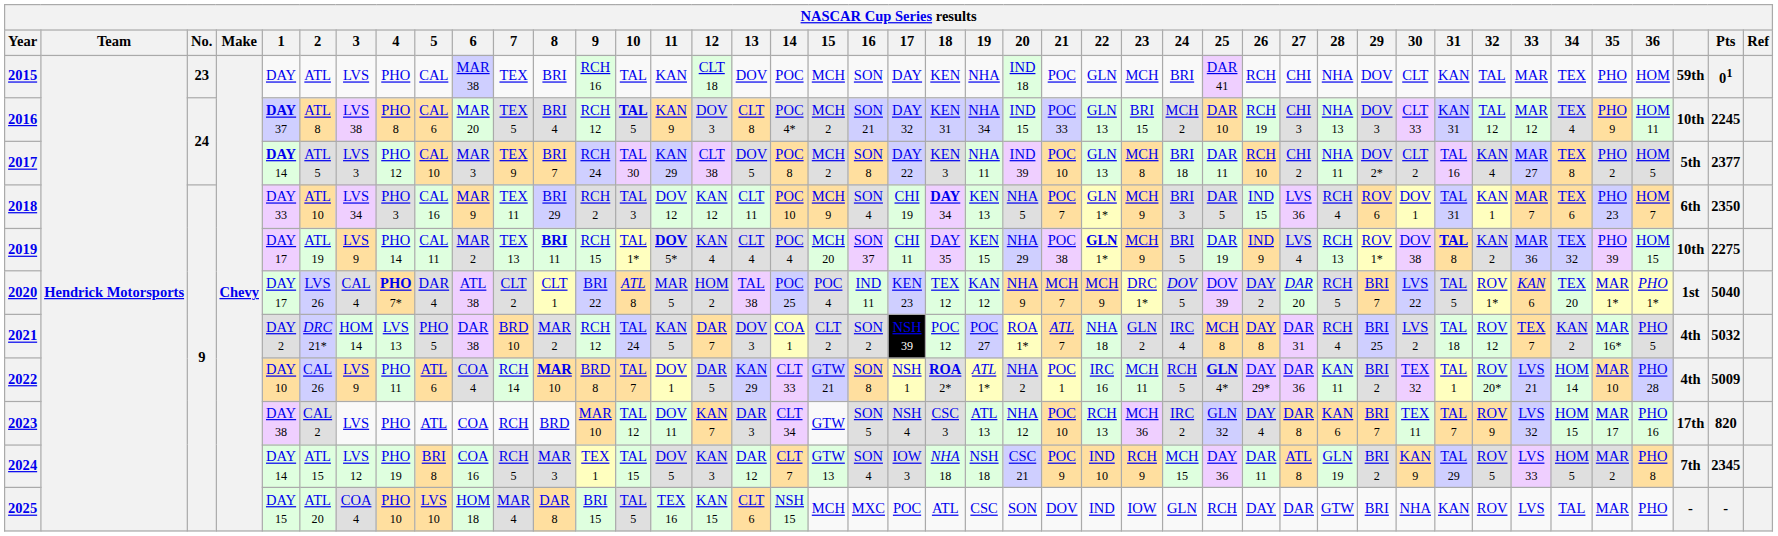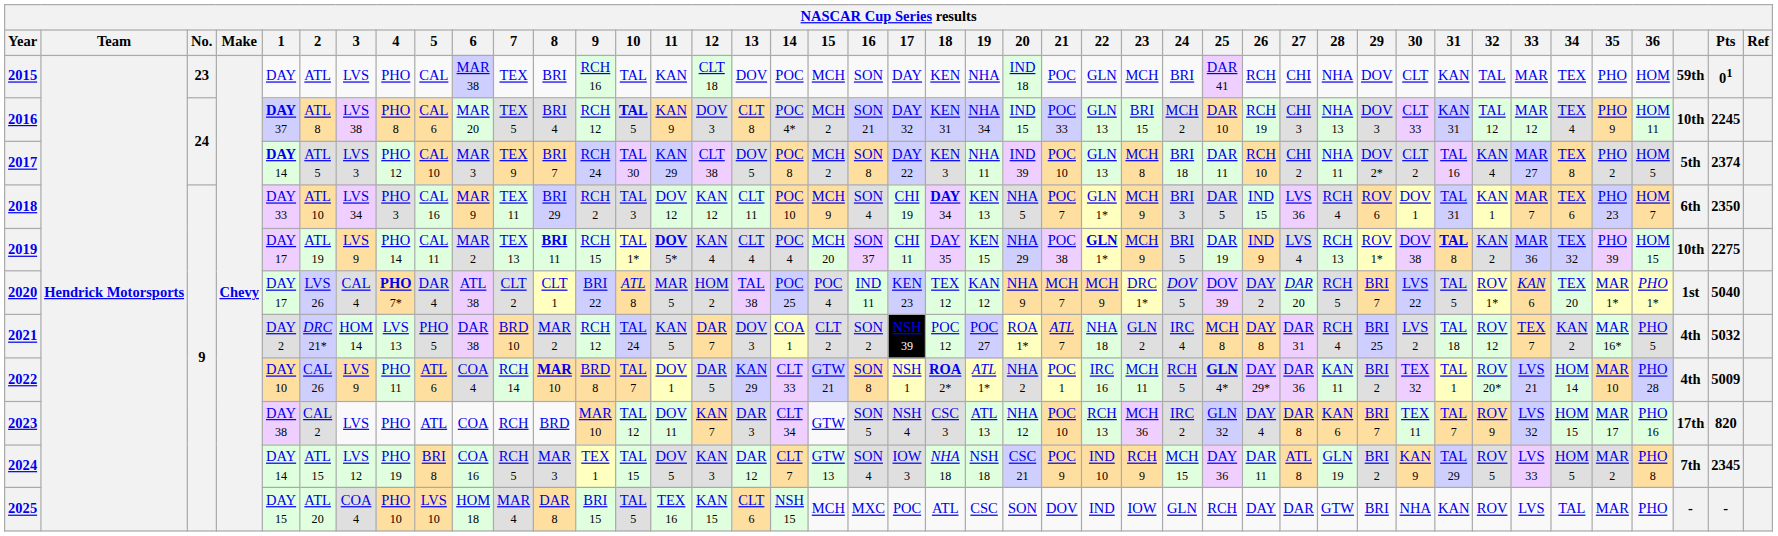(1726, 163) 2377 -> (1726, 163) 2374
